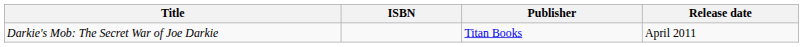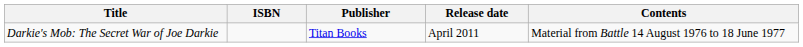+ column: (664, 13)
